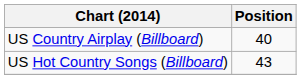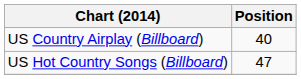(264, 62) 43 -> (264, 62) 47
